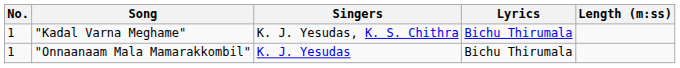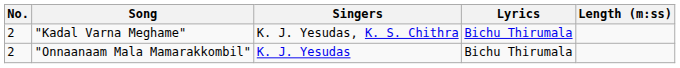(11, 34) 1 -> (11, 34) 2
(11, 53) 1 -> (11, 53) 2
